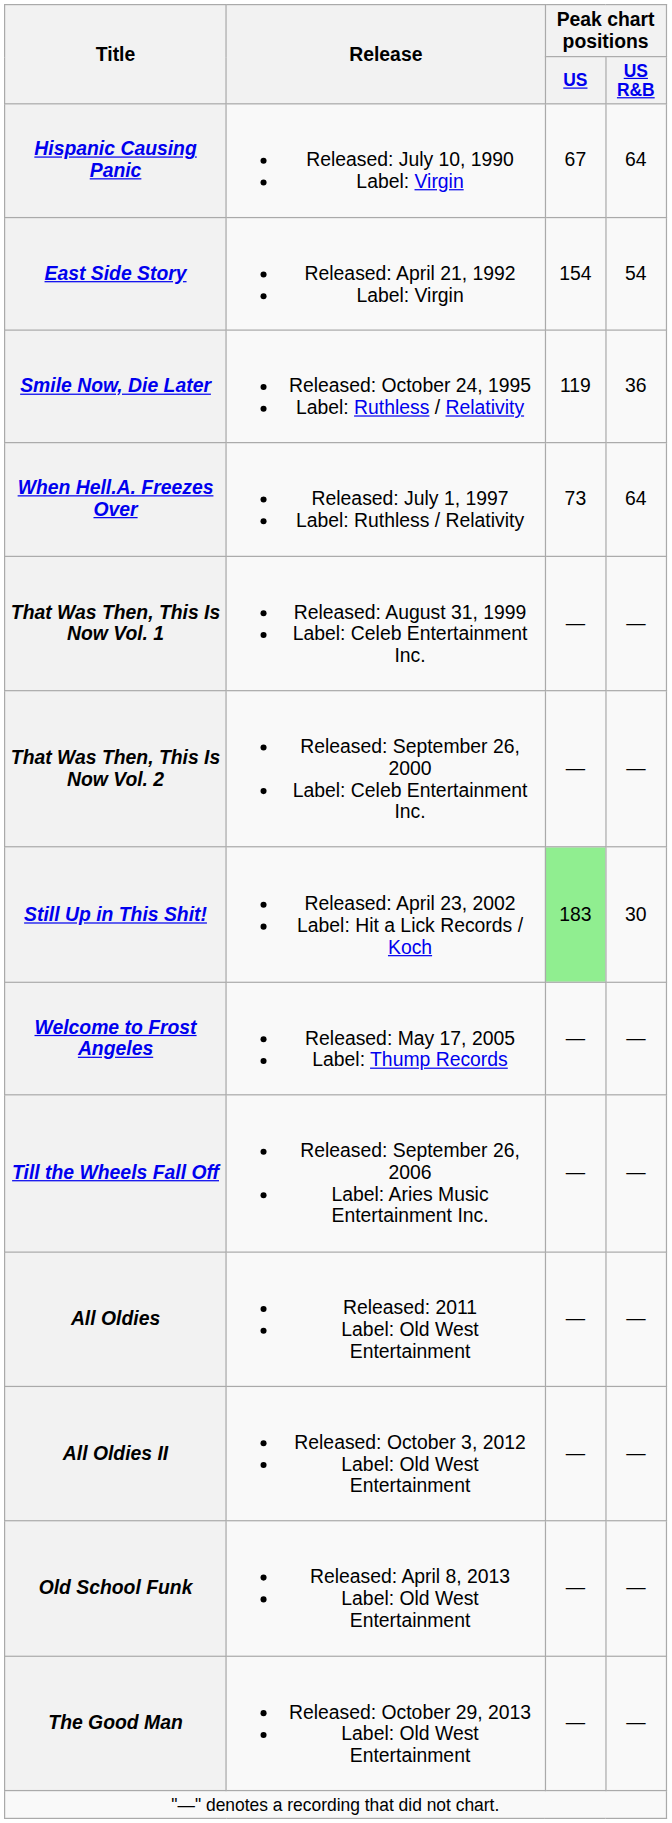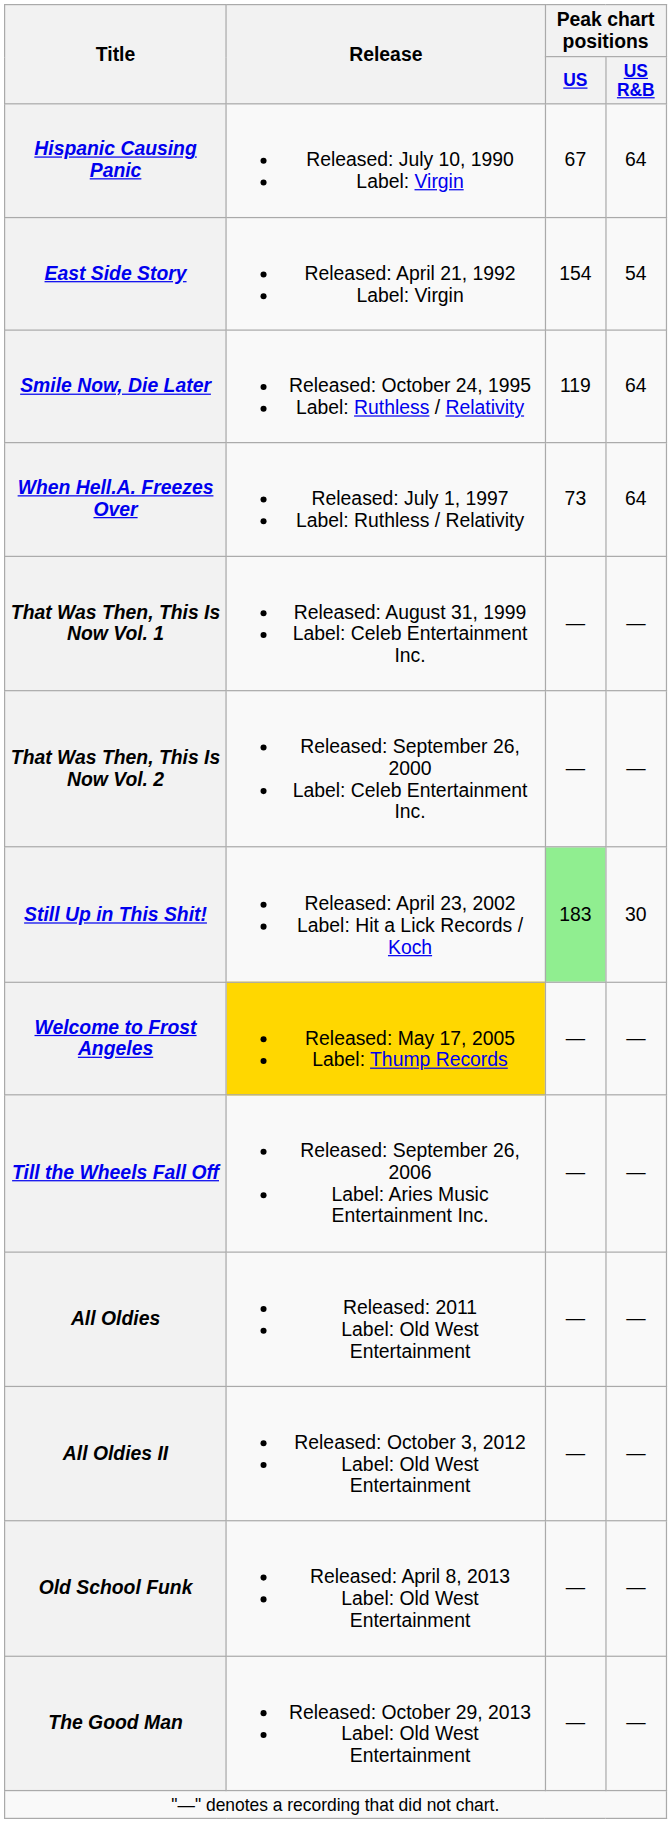(636, 386) 36 -> (636, 386) 64
(386, 1049) no background -> (386, 1049) gold background
